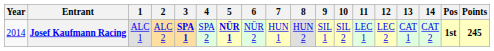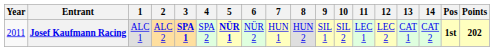(16, 32) 2014 -> (16, 32) 2011
(475, 32) 245 -> (475, 32) 202
